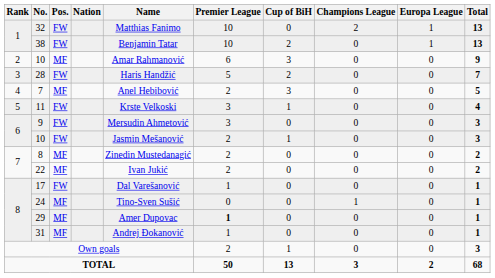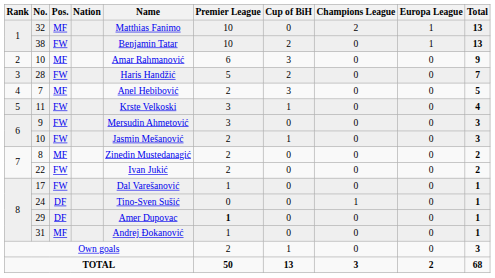(60, 28) FW -> (60, 28) MF
(60, 170) MF -> (60, 170) FW
(60, 202) MF -> (60, 202) DF
(60, 217) MF -> (60, 217) DF
